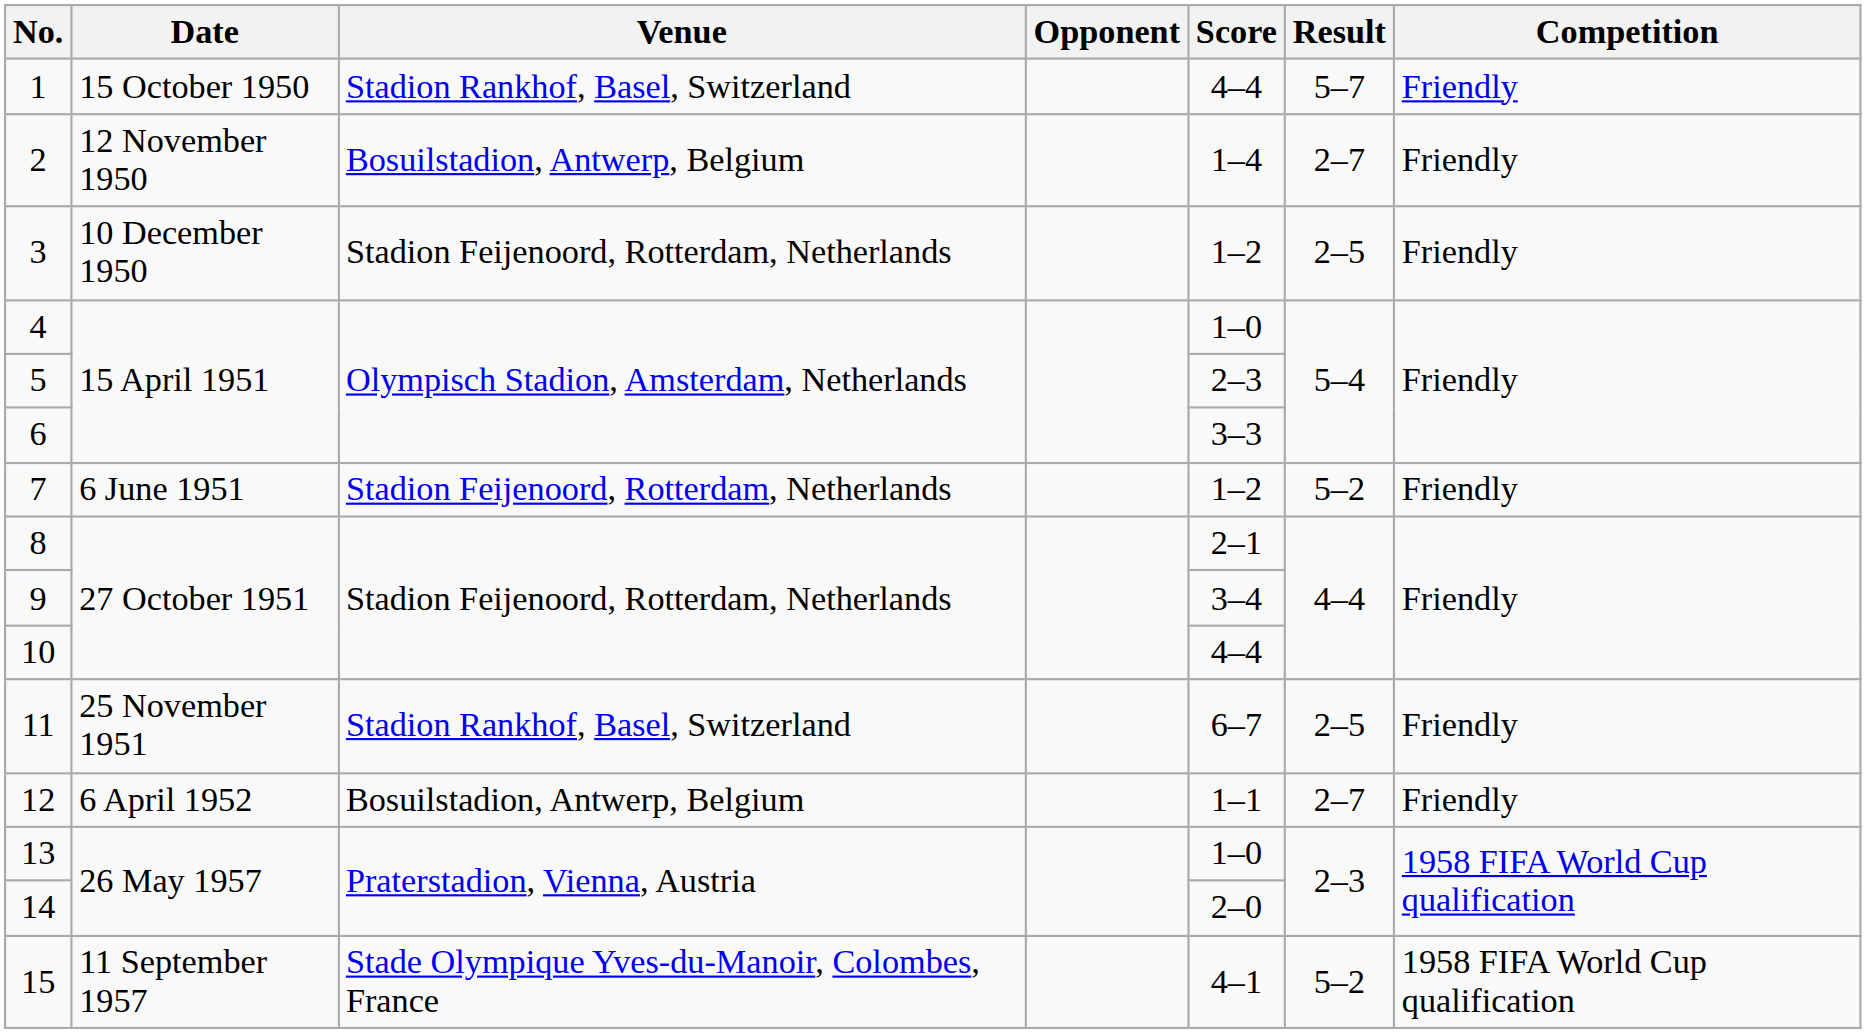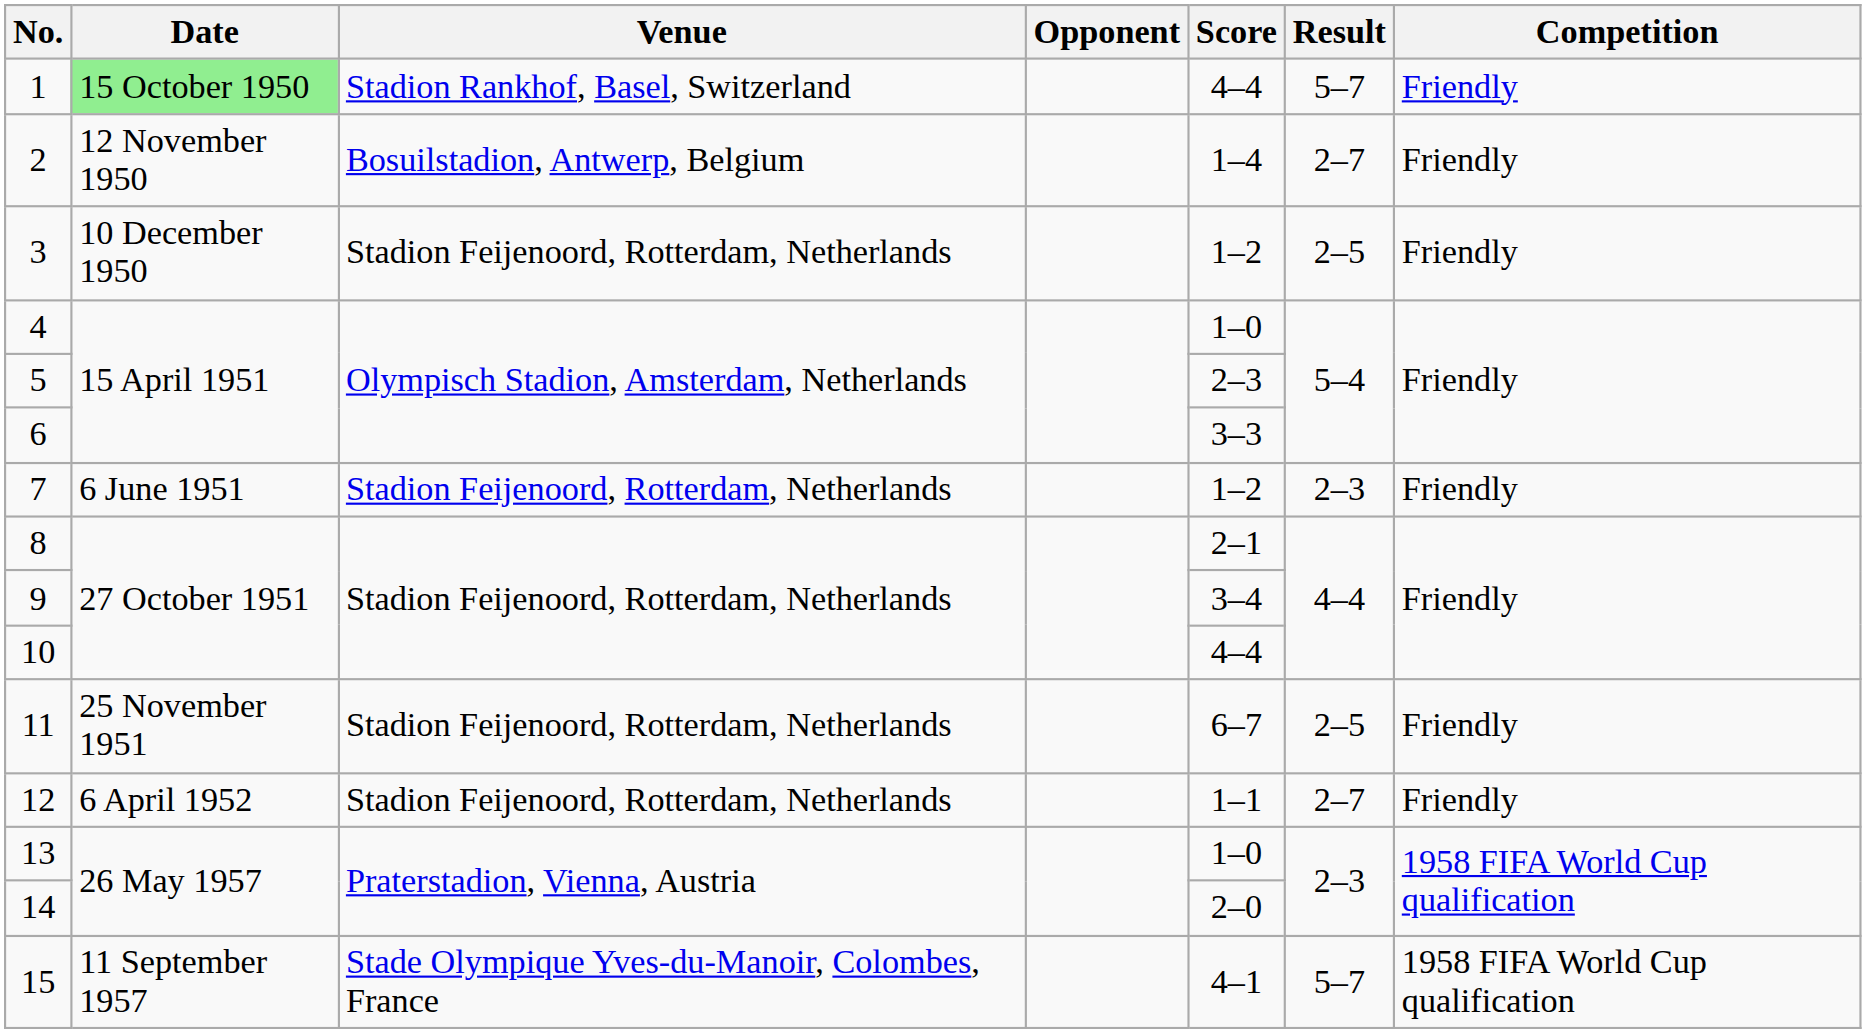(194, 85) no background -> (194, 85) lightgreen background
(1339, 488) 5–2 -> (1339, 488) 2–3
(598, 725) Stadion Rankhof, Basel, Switzerland -> (649, 725) Stadion Feijenoord, Rotterdam, Netherlands
(575, 798) Bosuilstadion, Antwerp, Belgium -> (649, 798) Stadion Feijenoord, Rotterdam, Netherlands
(1339, 981) 5–2 -> (1339, 981) 5–7
